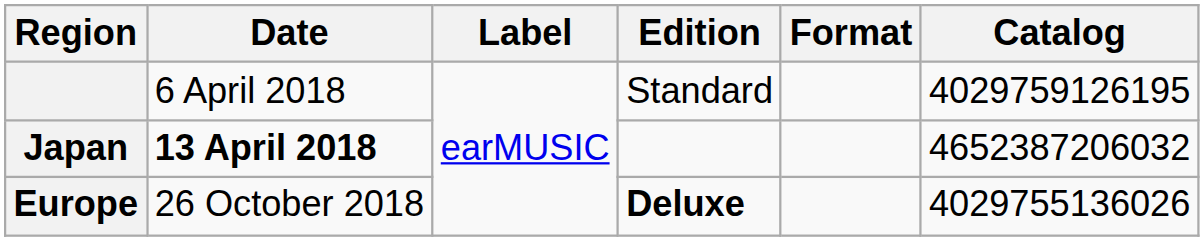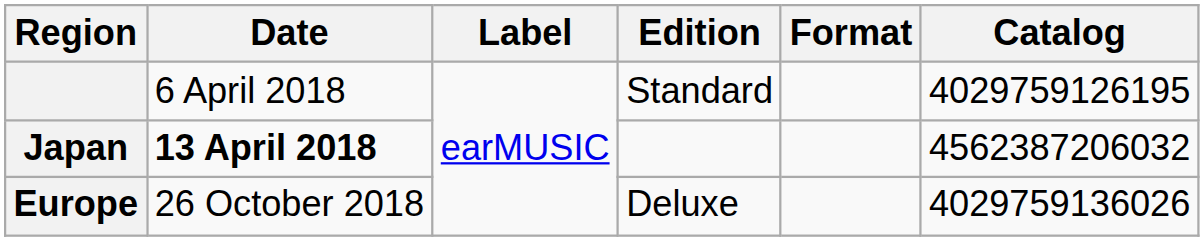(1060, 147) 4652387206032 -> (1060, 147) 4562387206032
(686, 205) bold -> (683, 205) normal
(1060, 205) 4029755136026 -> (1060, 205) 4029759136026
